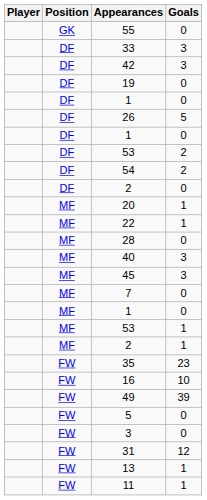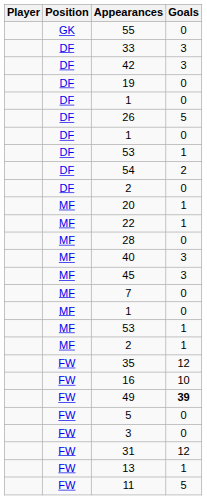(184, 153) 2 -> (184, 153) 1
(184, 363) 23 -> (184, 363) 12
(184, 398) normal -> (184, 398) bold
(184, 485) 1 -> (184, 485) 5
